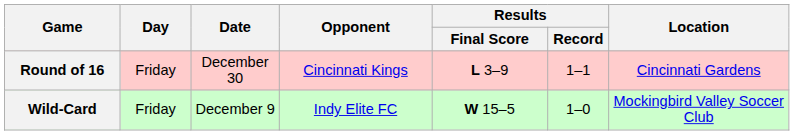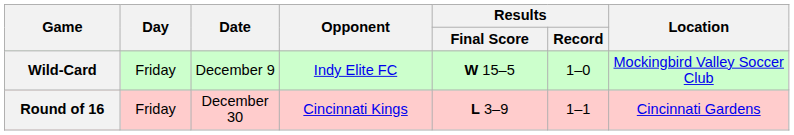rows swapped: (62, 109) <-> (62, 70)
